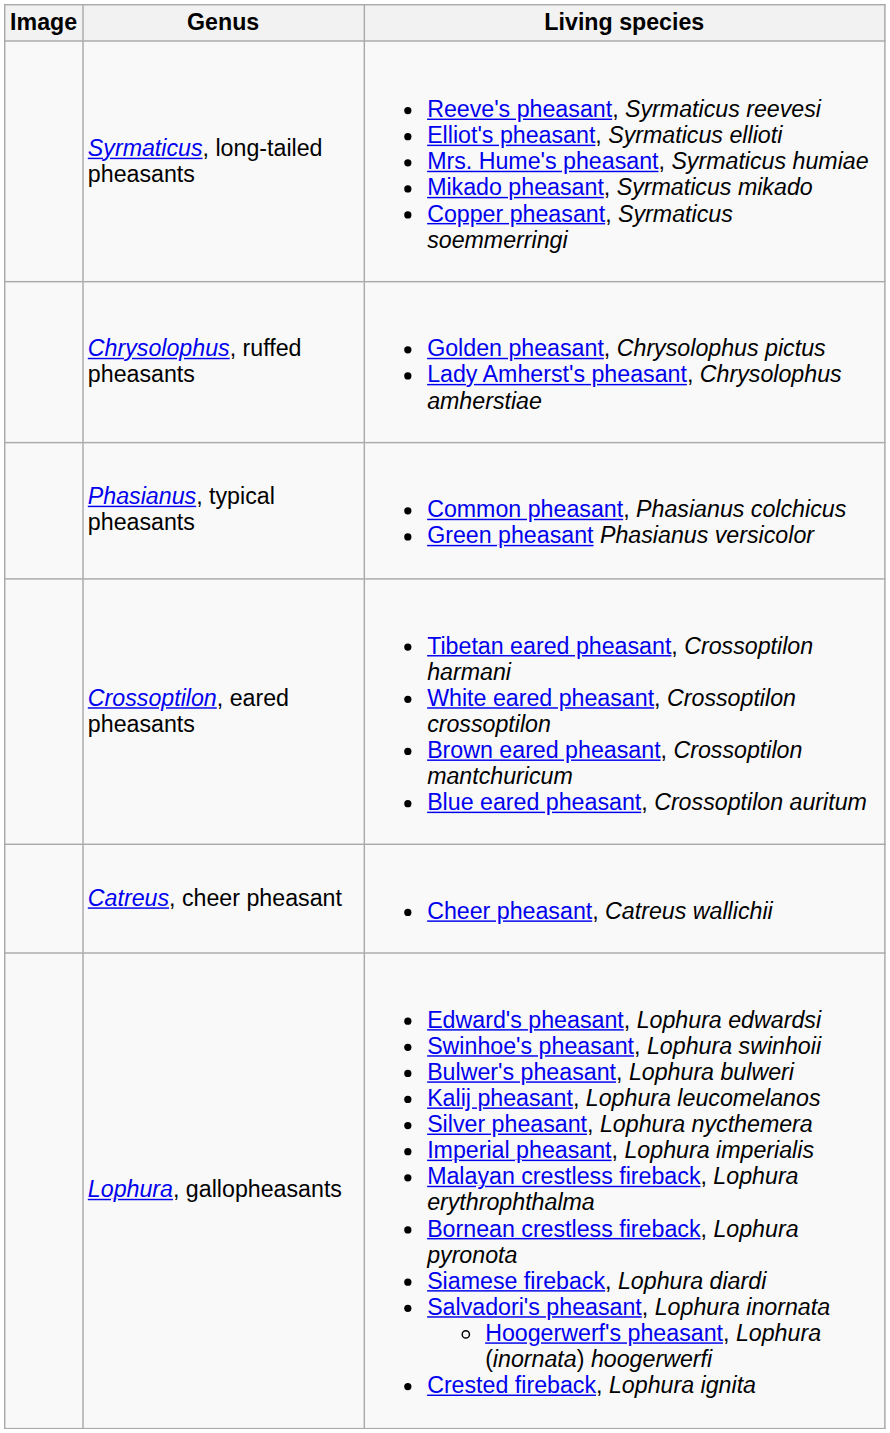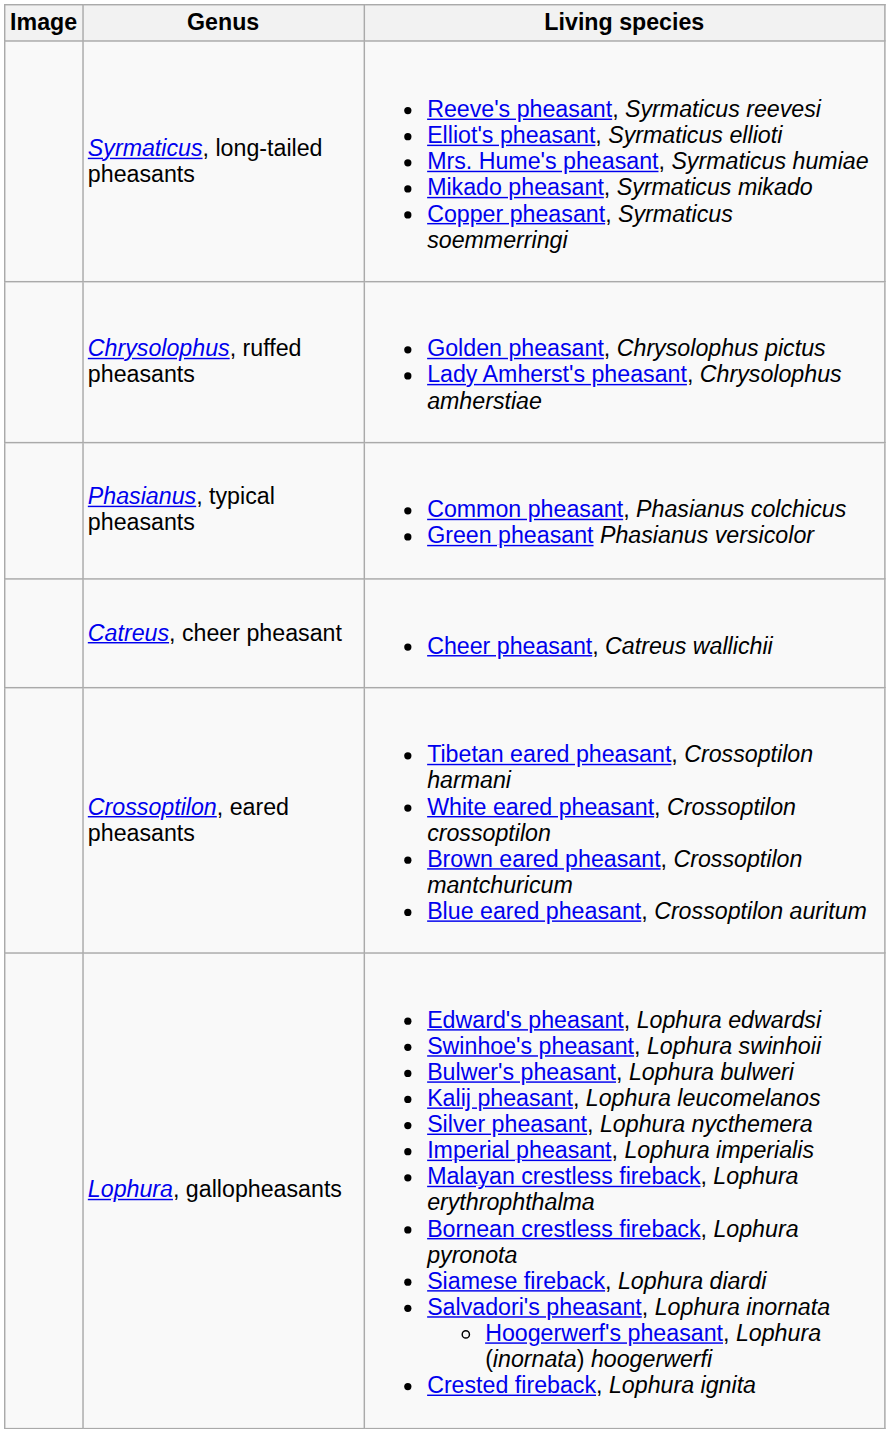rows swapped: (215, 898) <-> (188, 710)
